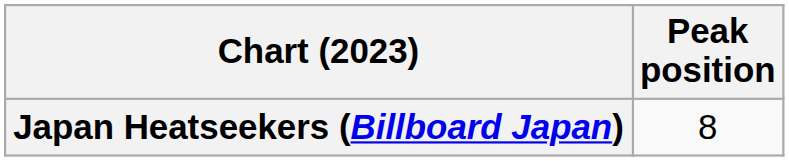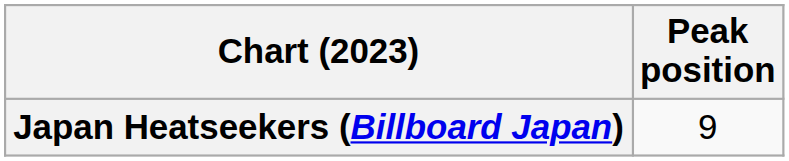(708, 126) 8 -> (708, 126) 9
